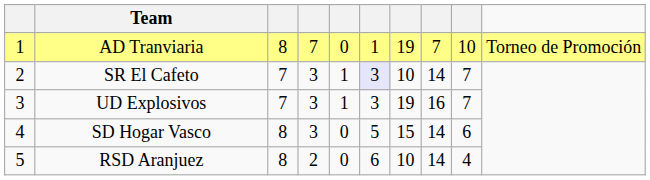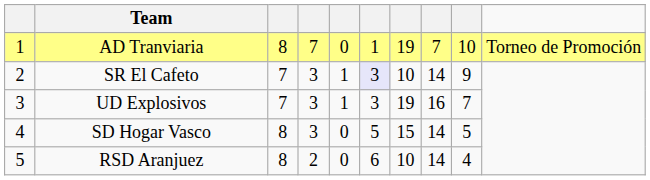(467, 75) 7 -> (467, 75) 9
(467, 132) 6 -> (467, 132) 5
